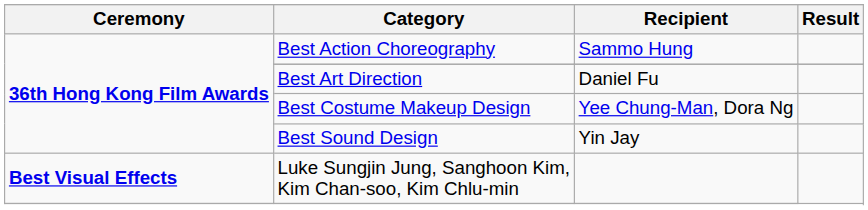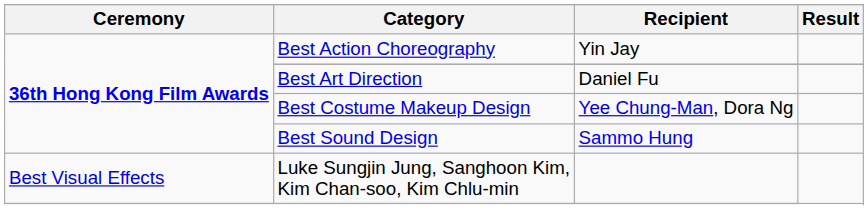(636, 49) Sammo Hung -> (609, 49) Yin Jay
(609, 138) Yin Jay -> (636, 138) Sammo Hung
(93, 178) bold -> (87, 178) normal
